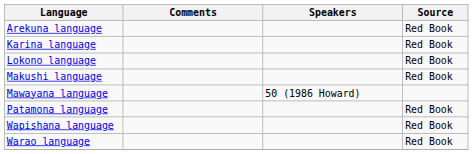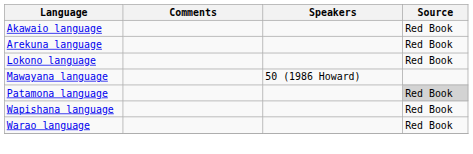+ row: (54, 29)
- row: (51, 45)
- row: (54, 77)
(429, 109) no background -> (429, 93) lightgrey background
